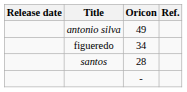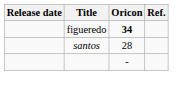- row: (94, 29)
(141, 45) normal -> (127, 29) bold
